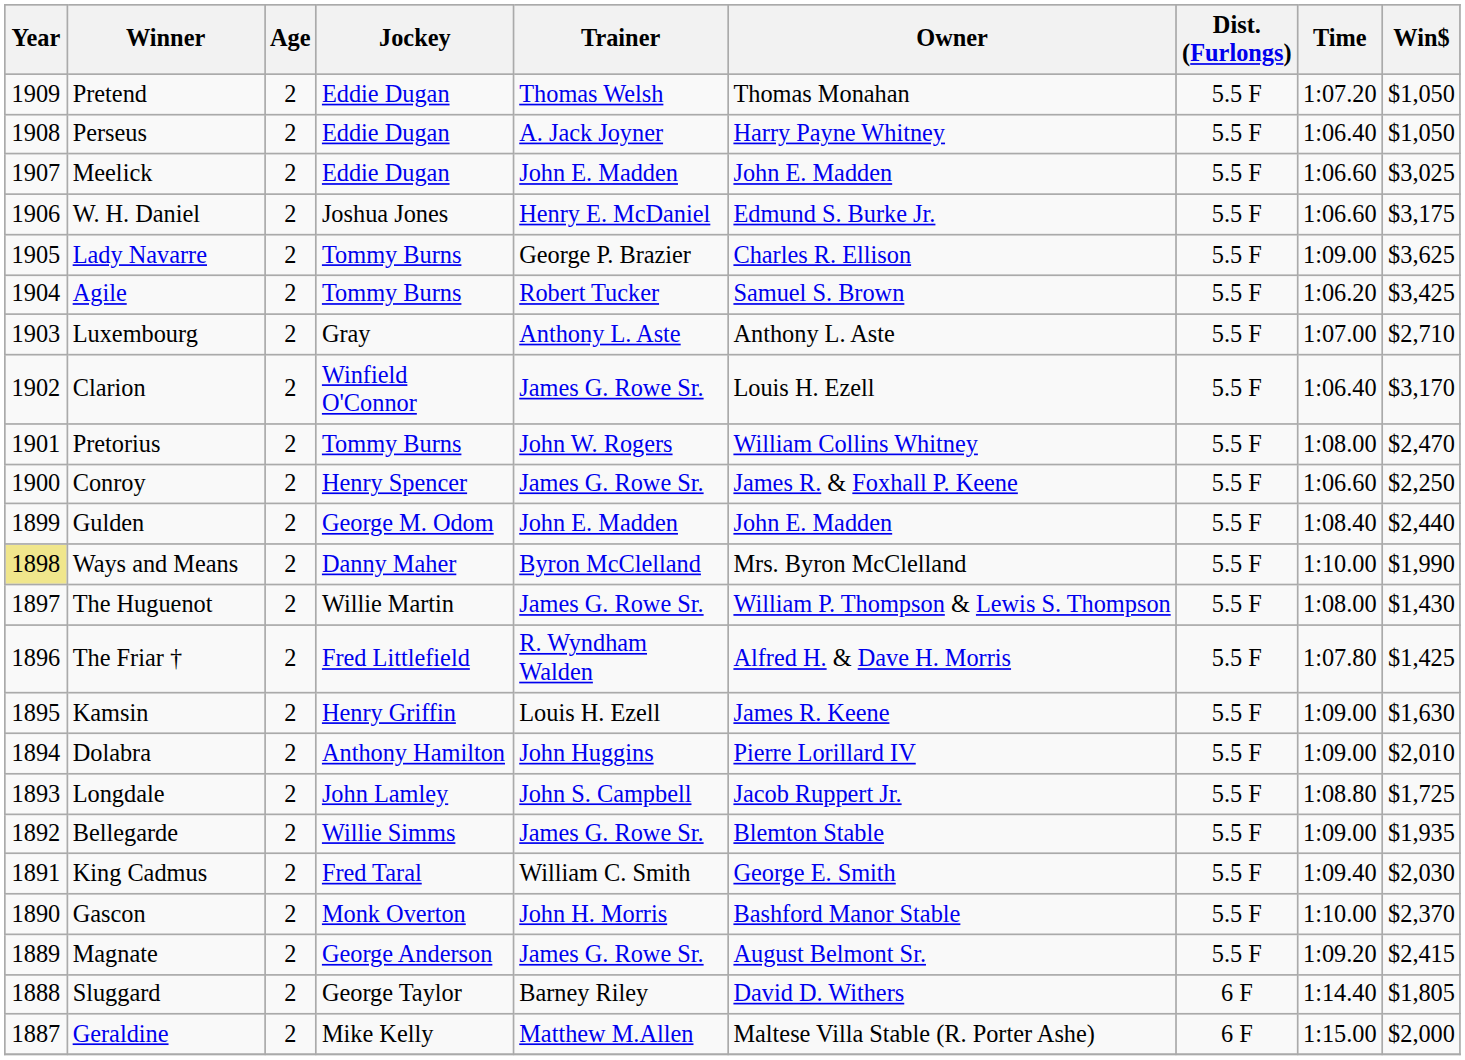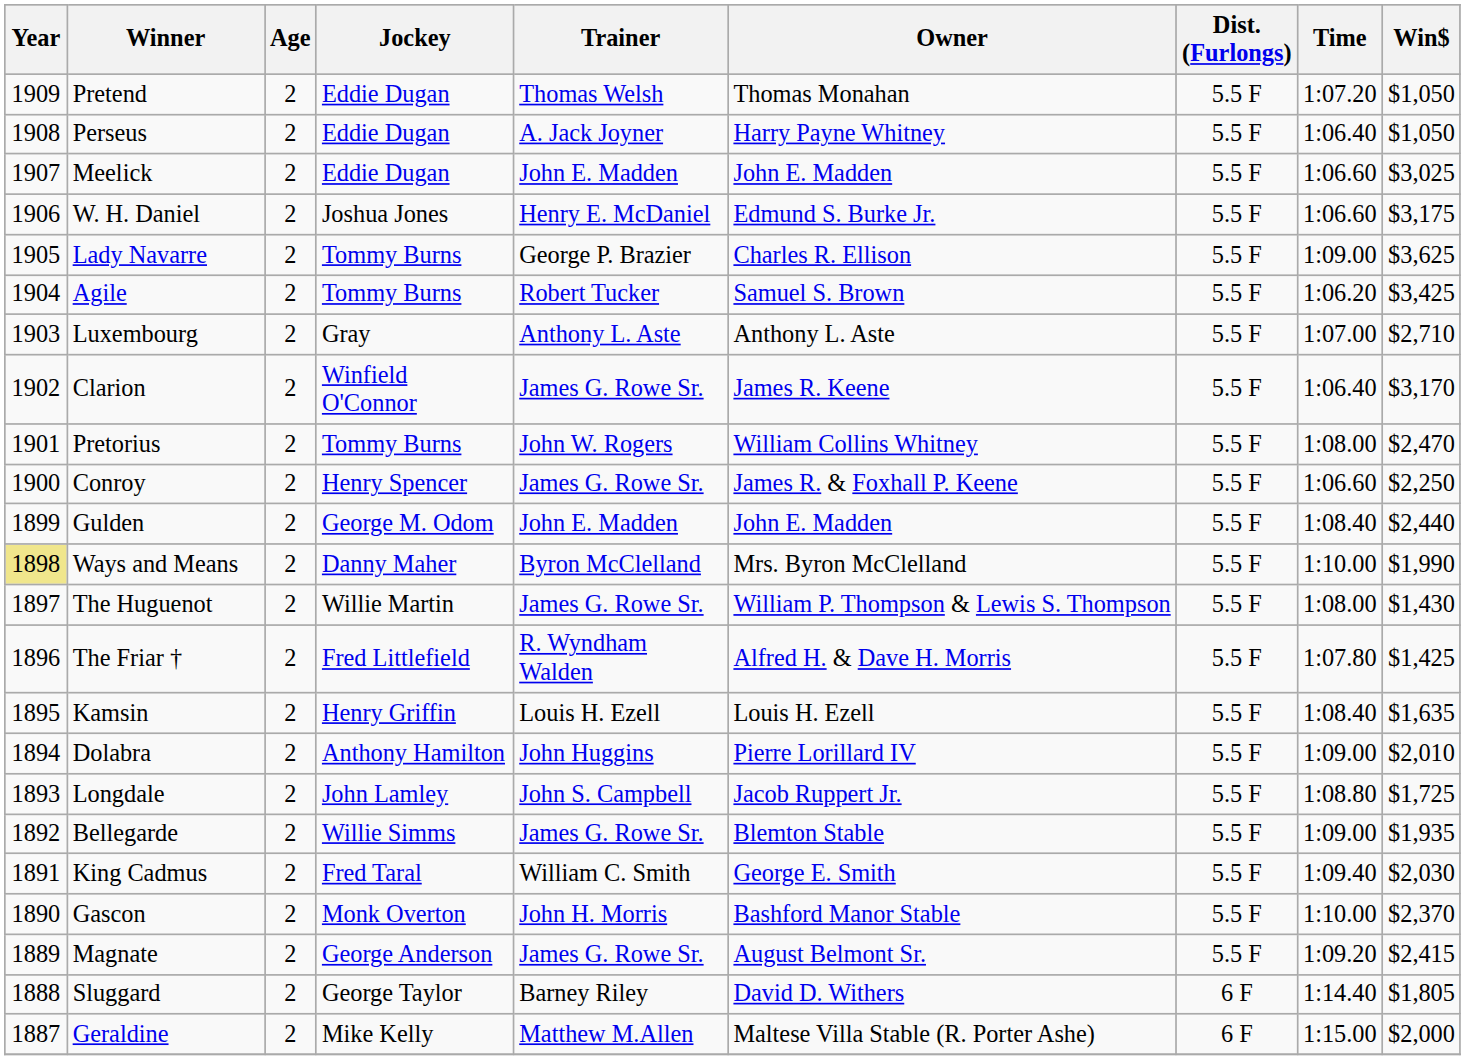(804, 389) Louis H. Ezell -> (811, 389) James R. Keene
(811, 713) James R. Keene -> (804, 713) Louis H. Ezell
(1340, 713) 1:09.00 -> (1340, 713) 1:08.40
(1422, 713) $1,630 -> (1422, 713) $1,635
